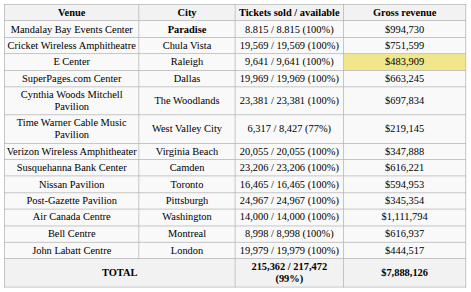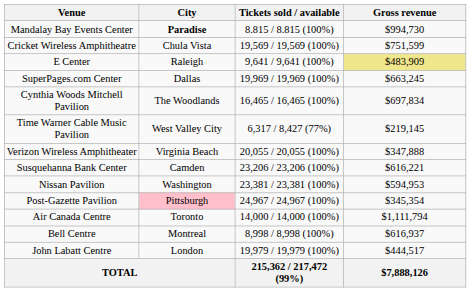(289, 101) 23,381 / 23,381 (100%) -> (289, 101) 16,465 / 16,465 (100%)
(187, 184) Toronto -> (187, 184) Washington
(289, 184) 16,465 / 16,465 (100%) -> (289, 184) 23,381 / 23,381 (100%)
(187, 201) no background -> (187, 201) pink background
(187, 217) Washington -> (187, 217) Toronto
